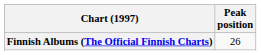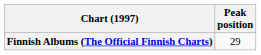(235, 41) 26 -> (235, 41) 29
